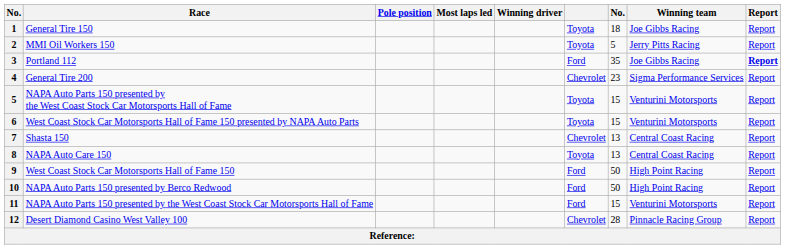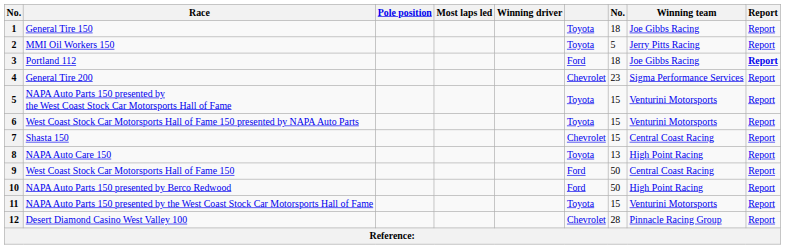(615, 61) 35 -> (615, 61) 18
(615, 138) 13 -> (615, 138) 15
(672, 154) Central Coast Racing -> (666, 154) High Point Racing
(666, 171) High Point Racing -> (672, 171) Central Coast Racing
(576, 203) Ford -> (581, 203) Toyota
